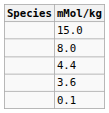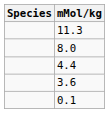- row: (70, 30)
+ row: (70, 30)
